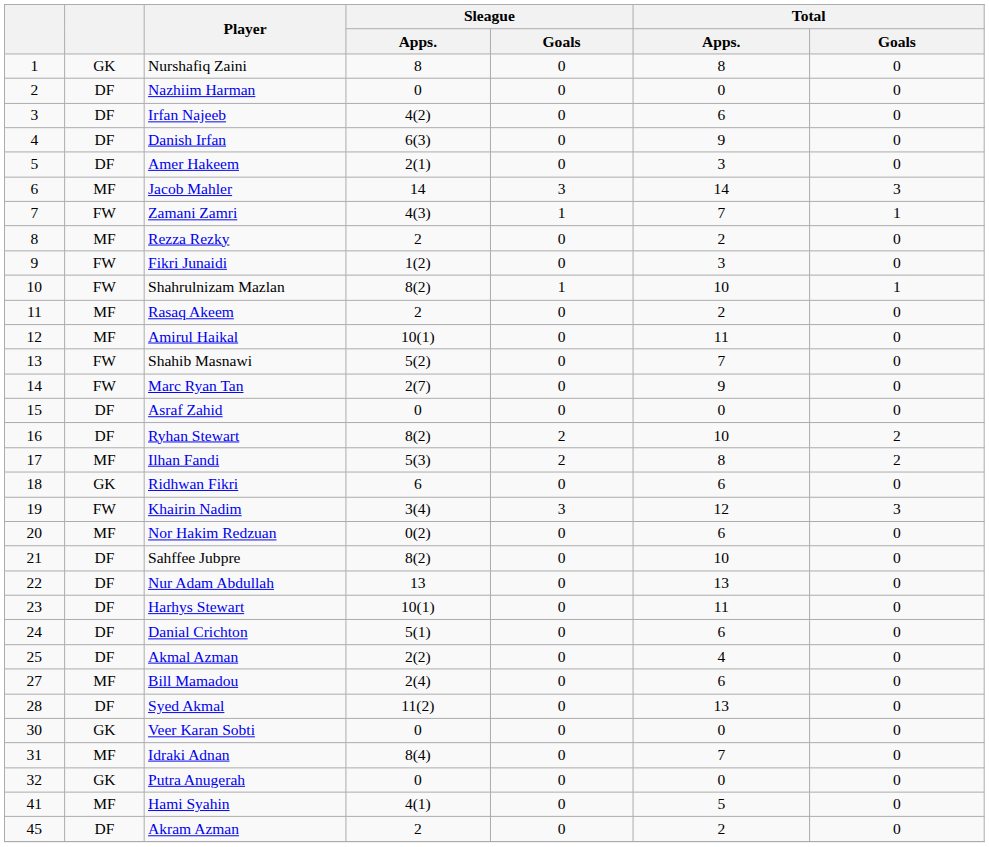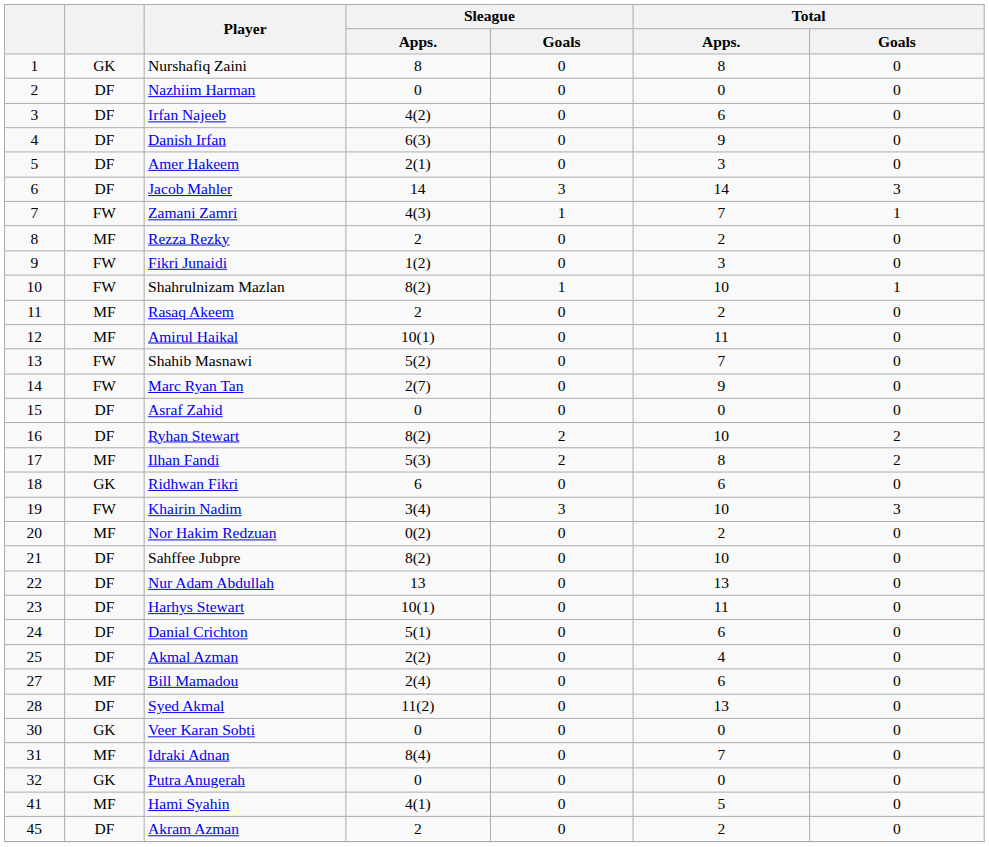(104, 189) MF -> (104, 189) DF
(721, 509) 12 -> (721, 509) 10
(721, 533) 6 -> (721, 533) 2
